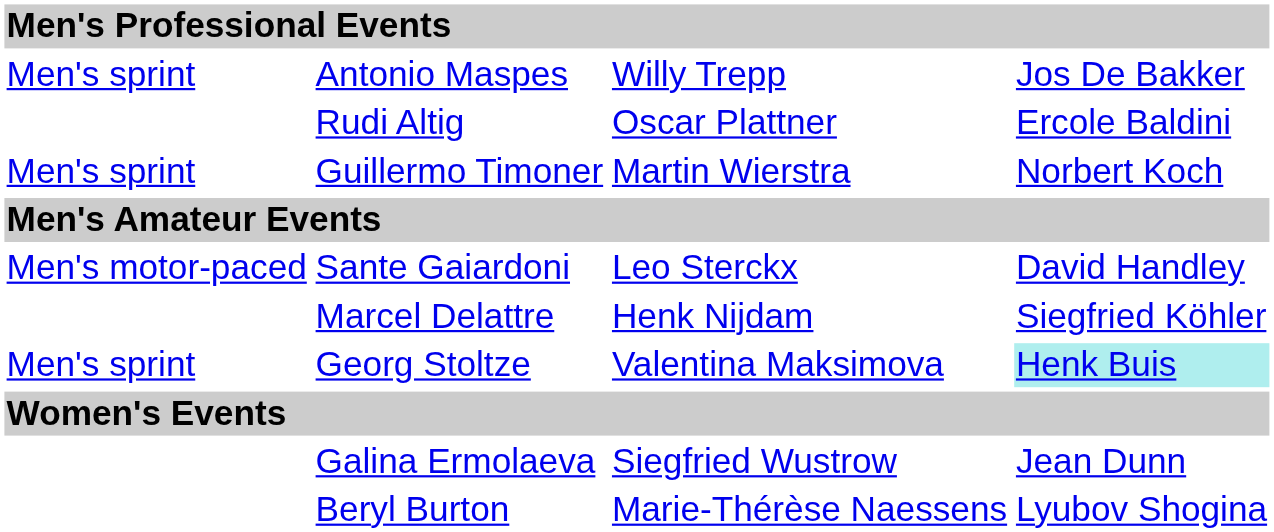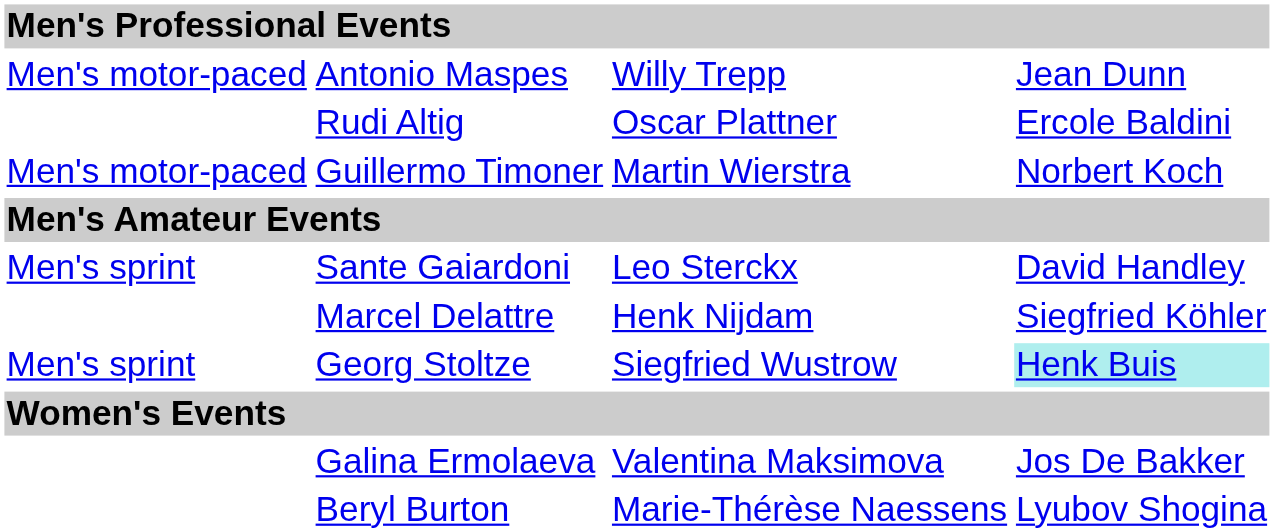(101, 74) Men's sprint -> (157, 74) Men's motor-paced
(1130, 74) Jos De Bakker -> (1101, 74) Jean Dunn
(101, 171) Men's sprint -> (157, 171) Men's motor-paced
(157, 267) Men's motor-paced -> (101, 267) Men's sprint
(778, 364) Valentina Maksimova -> (754, 364) Siegfried Wustrow
(754, 461) Siegfried Wustrow -> (778, 461) Valentina Maksimova
(1101, 461) Jean Dunn -> (1130, 461) Jos De Bakker
